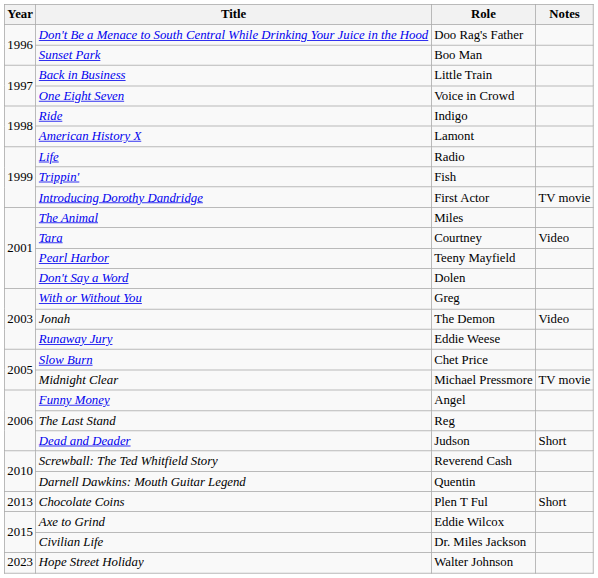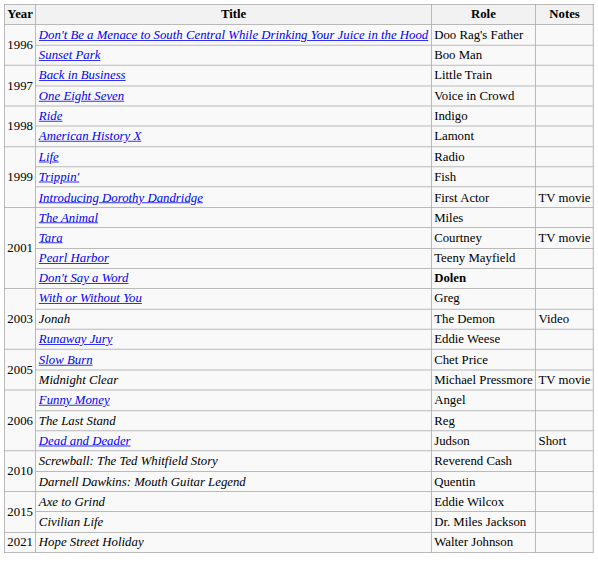(554, 237) Video -> (565, 237) TV movie
(450, 278) normal -> (450, 278) bold
- row: (82, 501)
(20, 562) 2023 -> (20, 542) 2021
